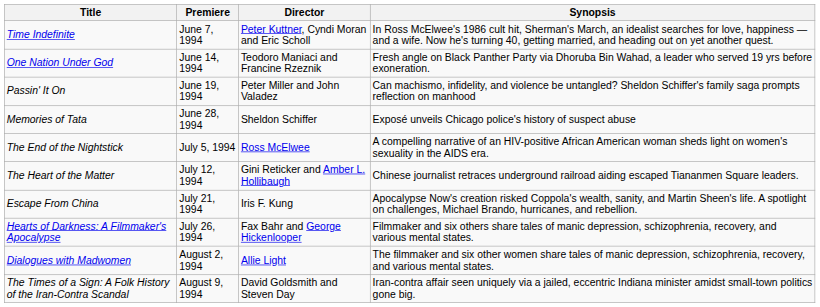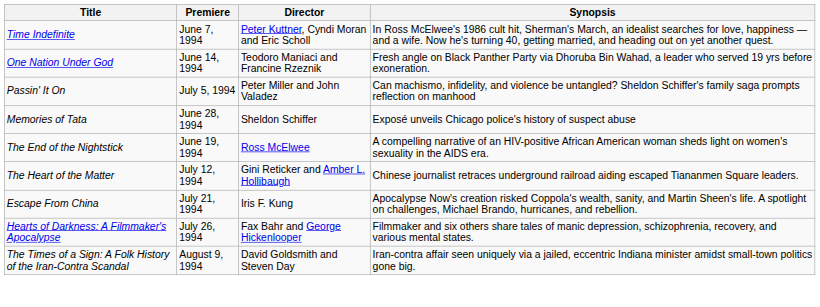(199, 91) June 19, 1994 -> (207, 91) July 5, 1994
(207, 147) July 5, 1994 -> (199, 147) June 19, 1994
- row: (69, 260)
